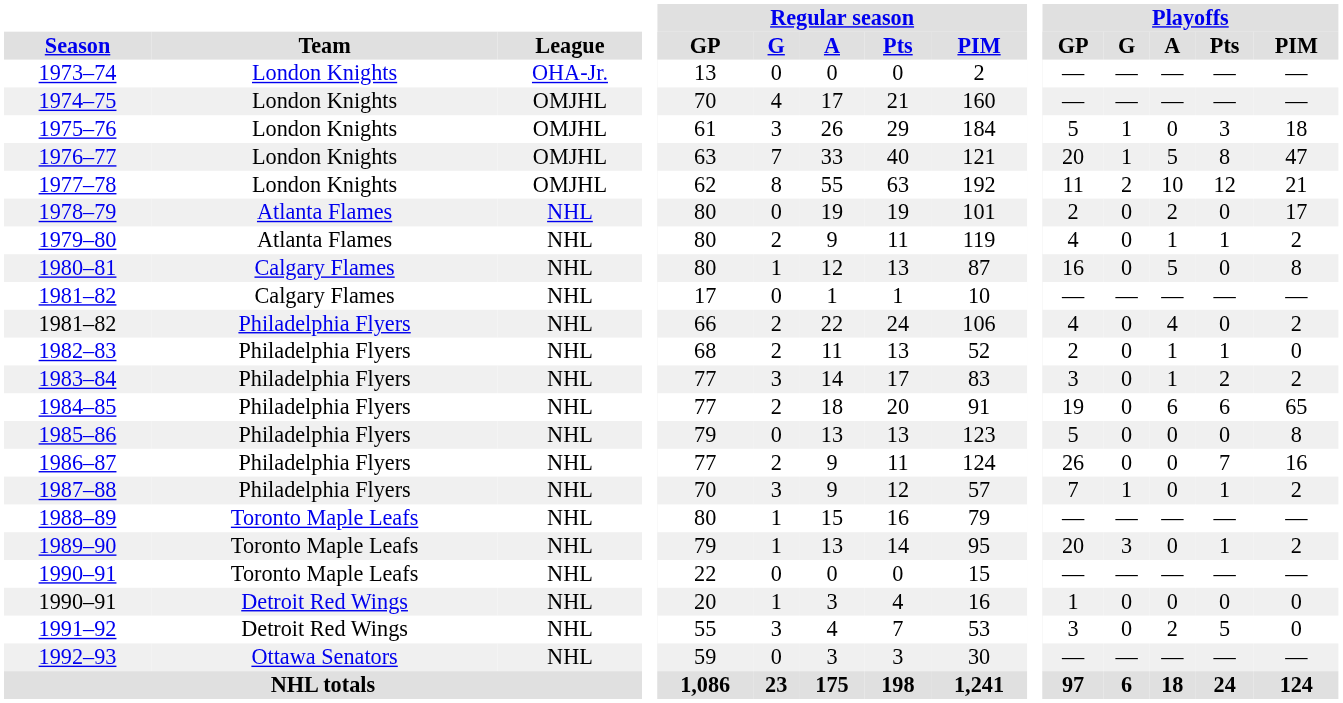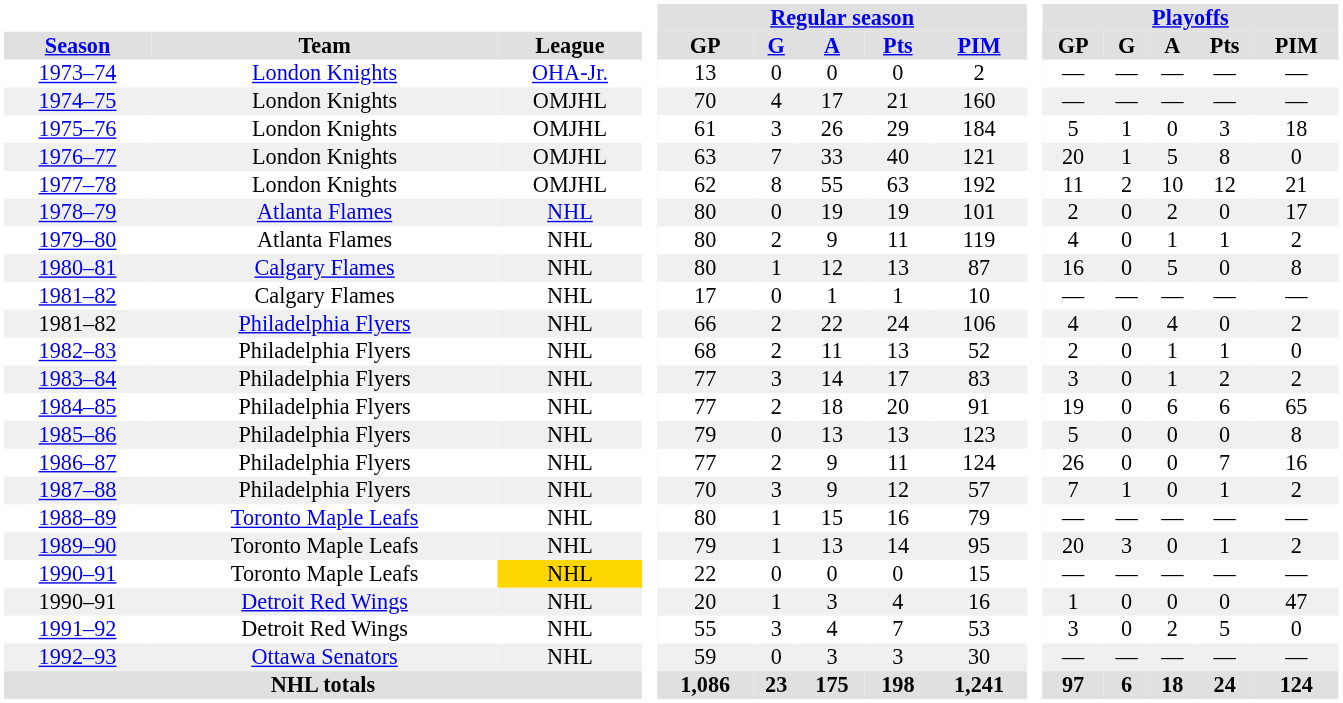(1296, 156) 47 -> (1296, 156) 0
(570, 573) no background -> (570, 573) gold background
(1296, 601) 0 -> (1296, 601) 47
